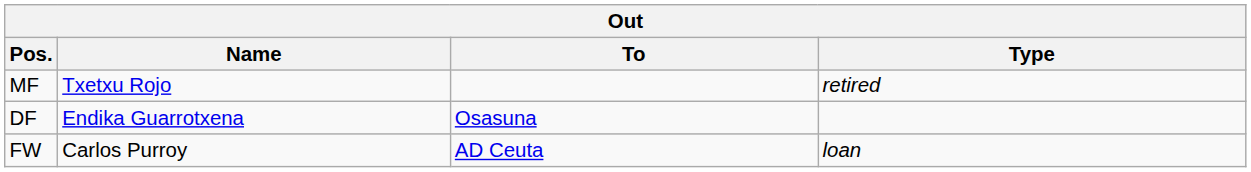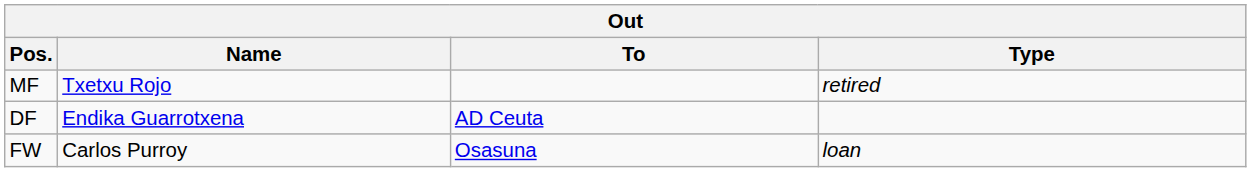(496, 118) Osasuna -> (499, 118) AD Ceuta
(499, 150) AD Ceuta -> (496, 150) Osasuna
